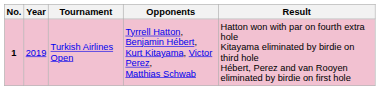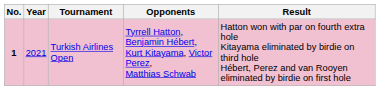(36, 52) 2019 -> (36, 52) 2021
